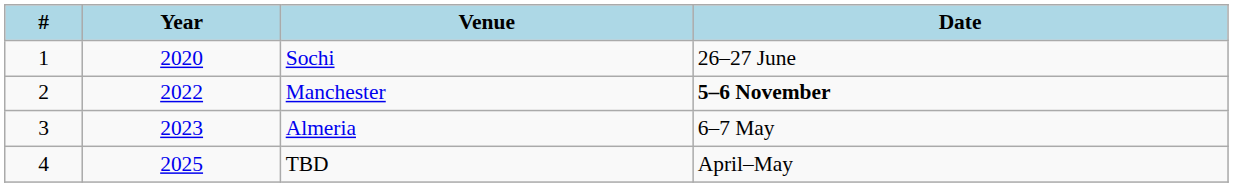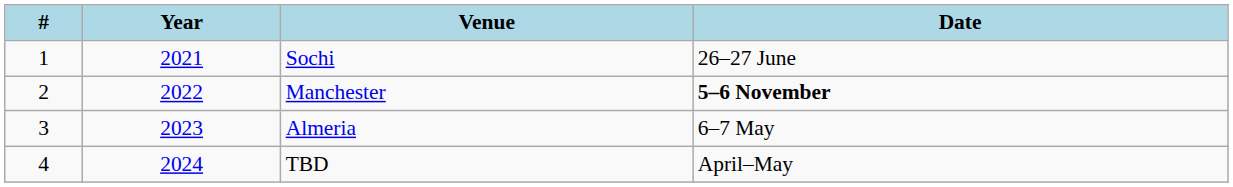(182, 57) 2020 -> (182, 57) 2021
(182, 164) 2025 -> (182, 164) 2024
